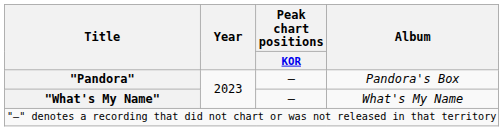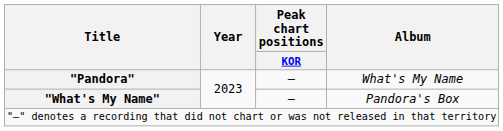(413, 79) Pandora's Box -> (413, 79) What's My Name
(413, 99) What's My Name -> (413, 99) Pandora's Box
